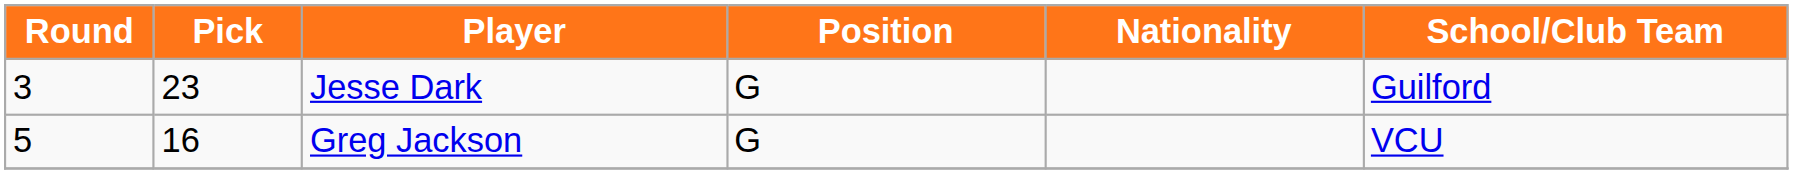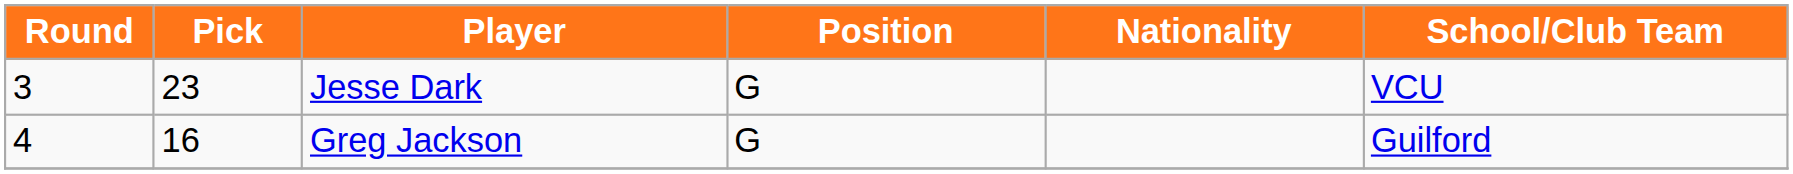(1431, 86) Guilford -> (1407, 86) VCU
(23, 140) 5 -> (23, 140) 4
(1407, 140) VCU -> (1431, 140) Guilford
